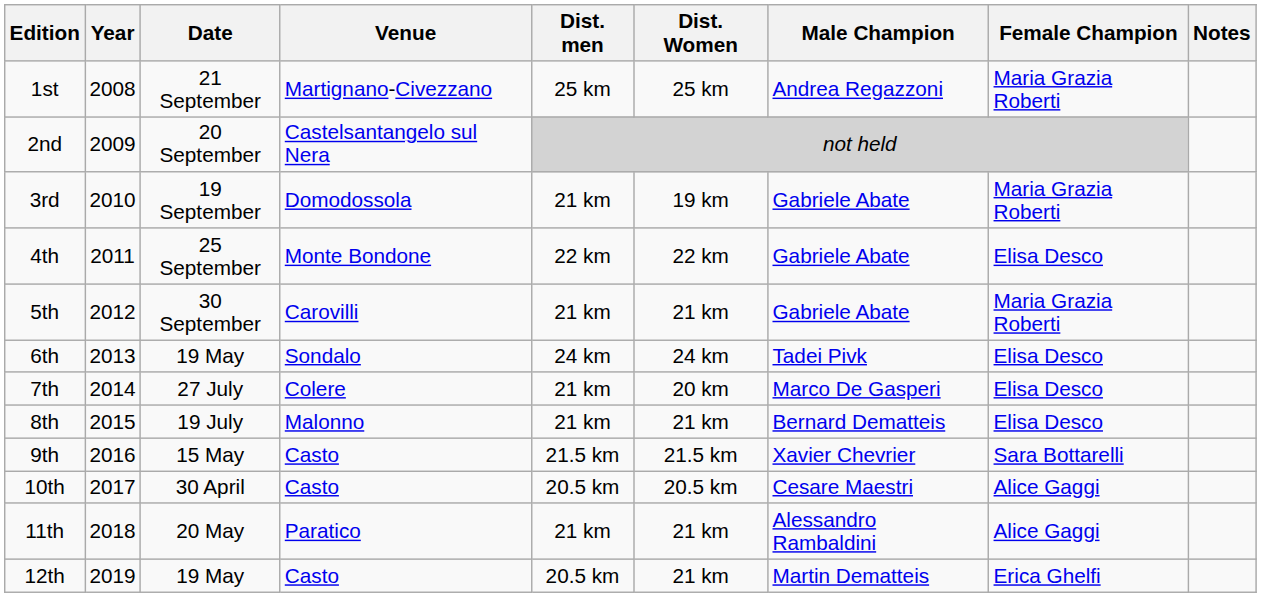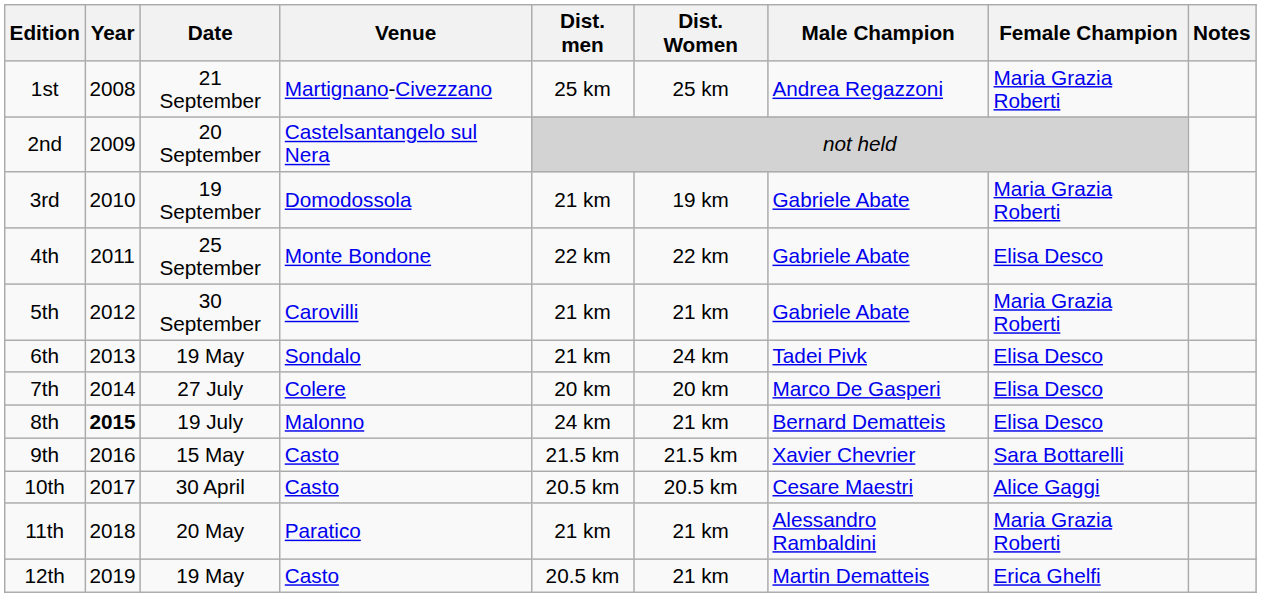(582, 356) 24 km -> (582, 356) 21 km
(582, 389) 21 km -> (582, 389) 20 km
(113, 422) normal -> (113, 422) bold
(582, 422) 21 km -> (582, 422) 24 km
(1047, 532) Alice Gaggi -> (1053, 532) Maria Grazia Roberti
